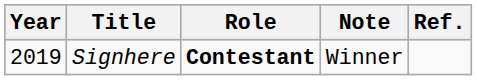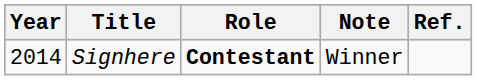(36, 58) 2019 -> (36, 58) 2014
